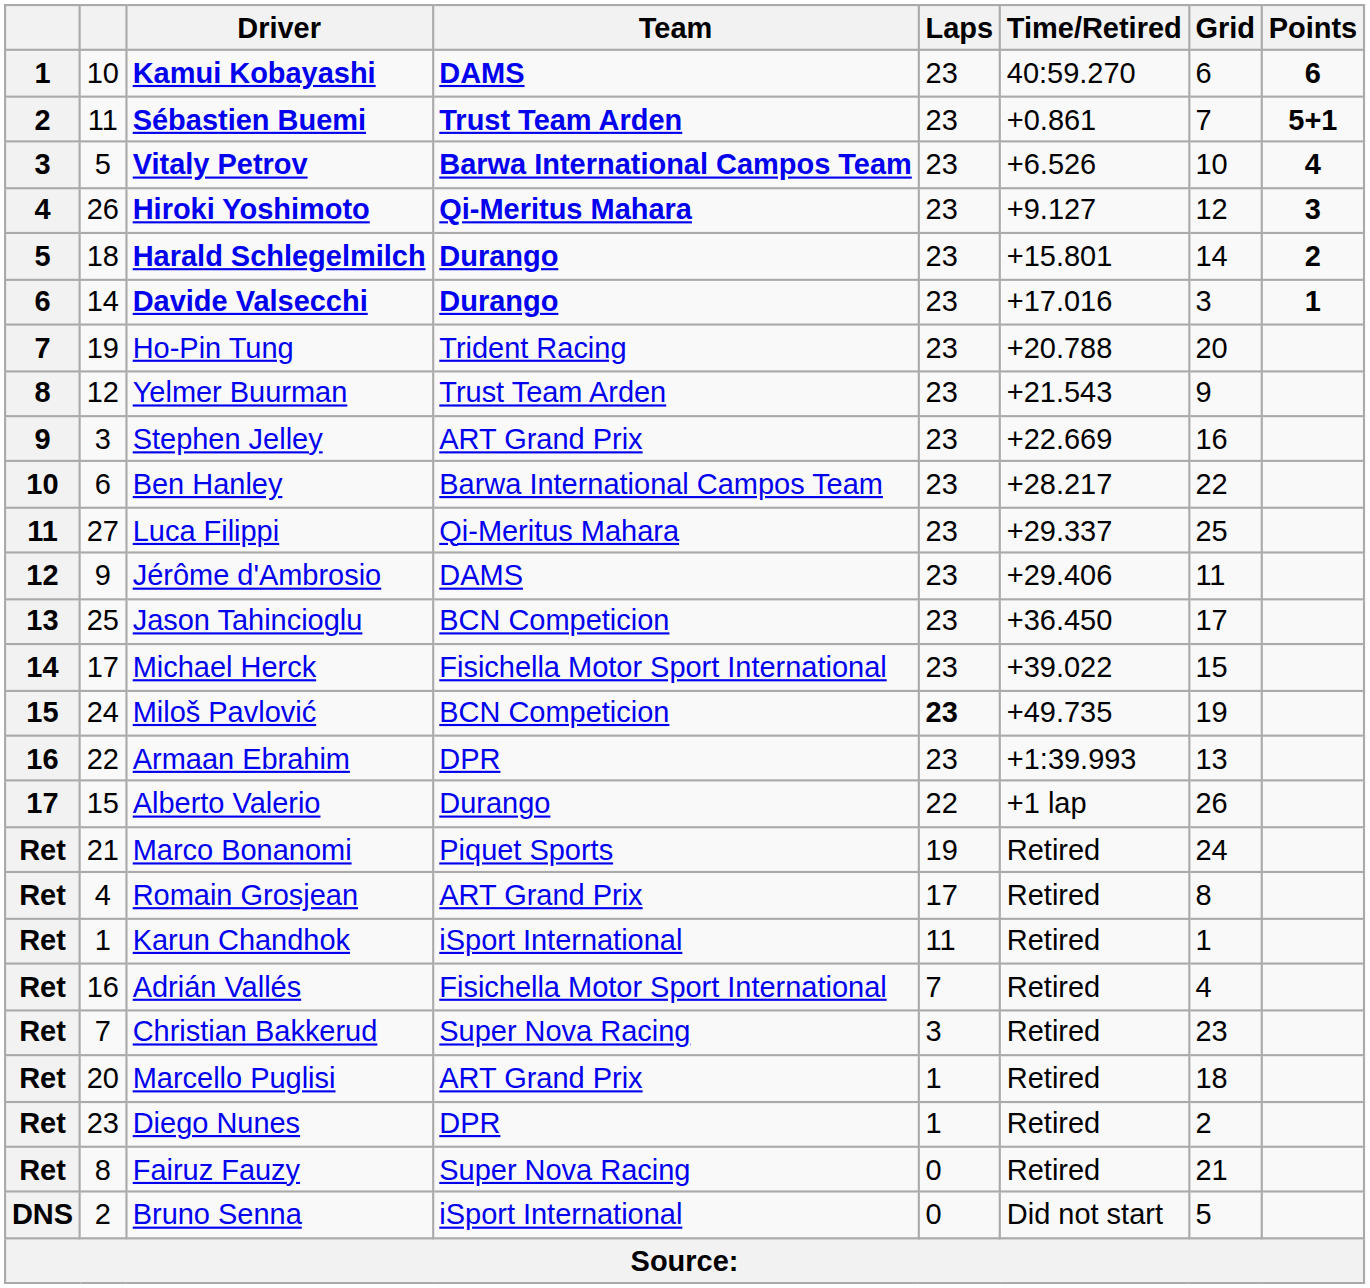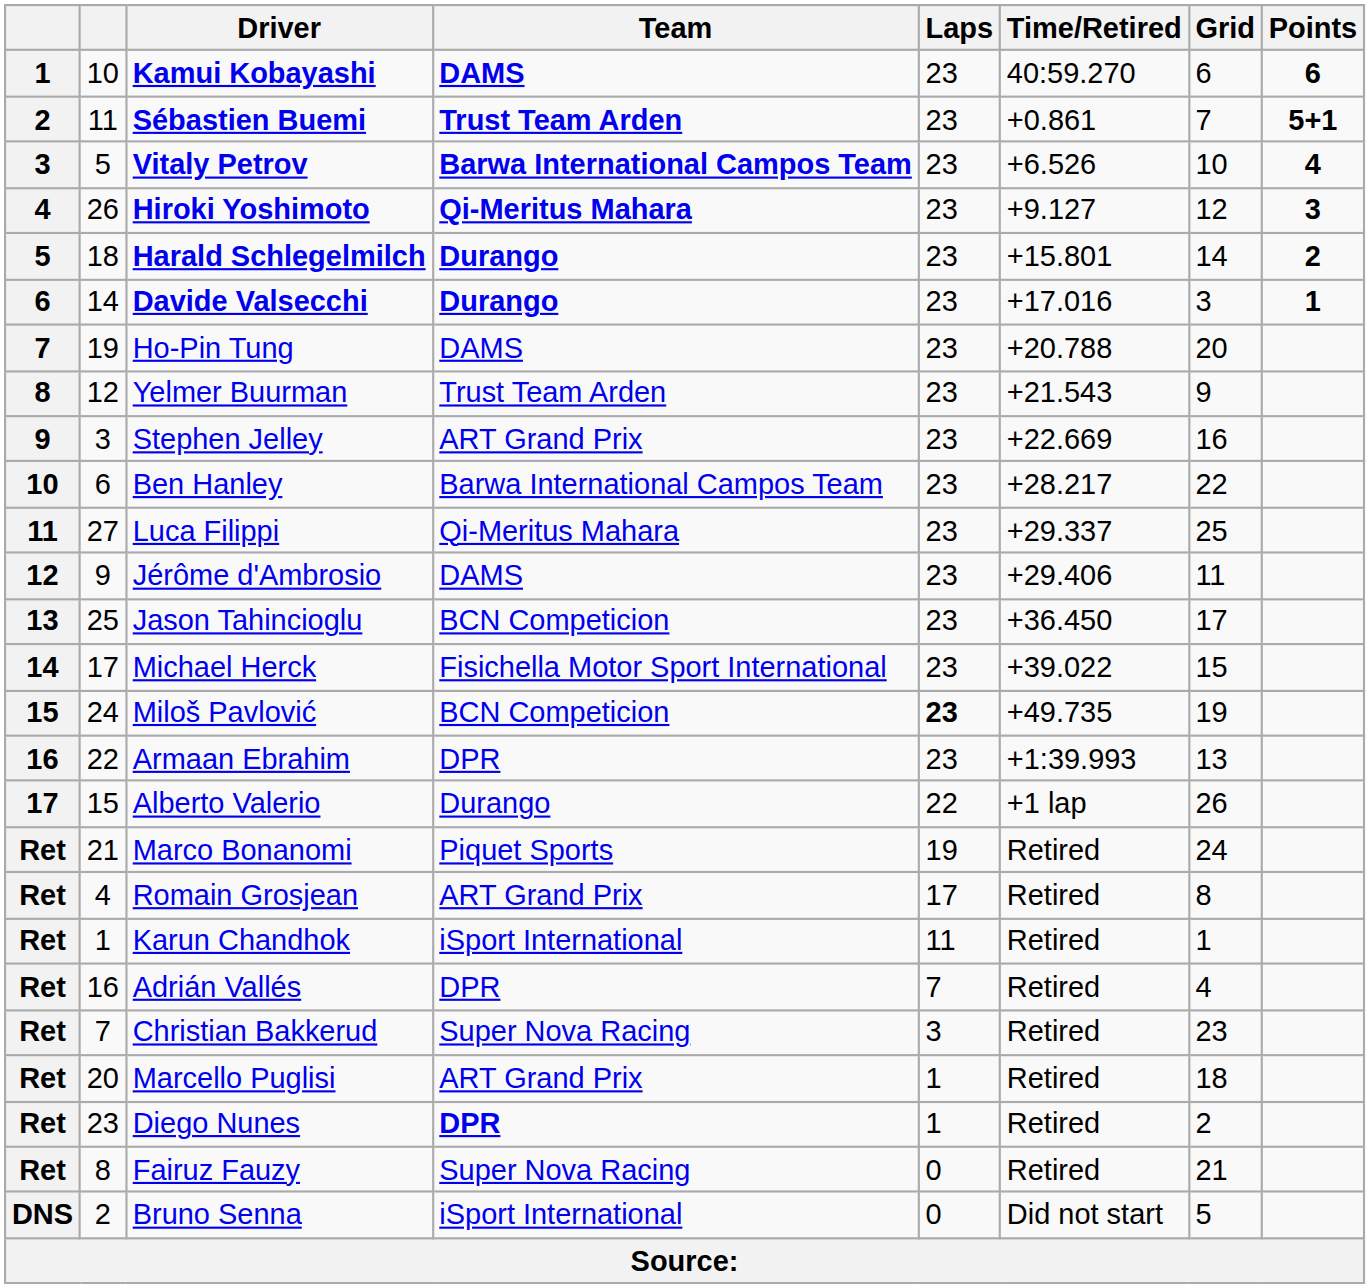(533, 347) Trident Racing -> (481, 347) DAMS
(663, 986) Fisichella Motor Sport International -> (470, 986) DPR
(470, 1123) normal -> (470, 1123) bold
